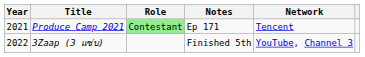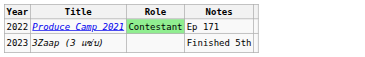- column: (304, 12)
(17, 26) 2021 -> (17, 26) 2022
(17, 43) 2022 -> (17, 43) 2023
